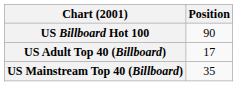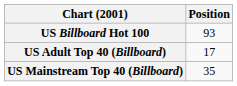(209, 33) 90 -> (209, 33) 93
